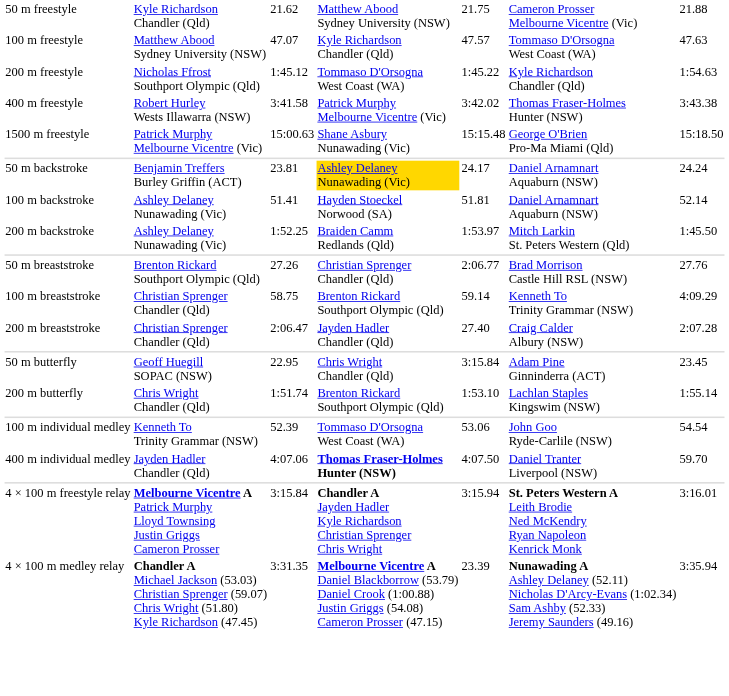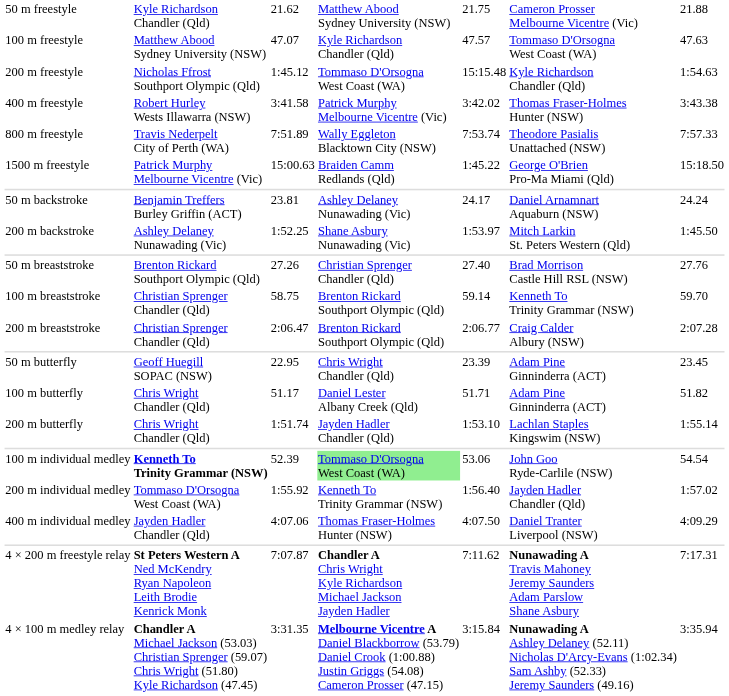(480, 71) 1:45.22 -> (484, 71) 15:15.48
+ row: (44, 134)
(364, 141) Shane Asbury Nunawading (Vic) -> (356, 172) Braiden Camm Redlands (Qld)
(484, 134) 15:15.48 -> (481, 165) 1:45.22
(364, 175) gold background -> (364, 206) no background
- row: (50, 199)
(356, 238) Braiden Camm Redlands (Qld) -> (364, 238) Shane Asbury Nunawading (Vic)
(480, 265) 2:06.77 -> (476, 265) 27.40
(698, 296) 4:09.29 -> (694, 296) 59.70
(355, 334) Jayden Hadler Chandler (Qld) -> (381, 334) Brenton Rickard Southport Olympic (Qld)
(476, 327) 27.40 -> (481, 327) 2:06.77
(480, 362) 3:15.84 -> (476, 362) 23.39
+ row: (44, 393)
(380, 400) Brenton Rickard Southport Olympic (Qld) -> (356, 431) Jayden Hadler Chandler (Qld)
(196, 434) normal -> (201, 465) bold
(370, 434) no background -> (371, 465) lightgreen background
+ row: (68, 489)
(380, 465) bold -> (377, 528) normal
(693, 458) 59.70 -> (699, 521) 4:09.29
- row: (68, 493)
+ row: (68, 555)
(476, 566) 23.39 -> (481, 628) 3:15.84
